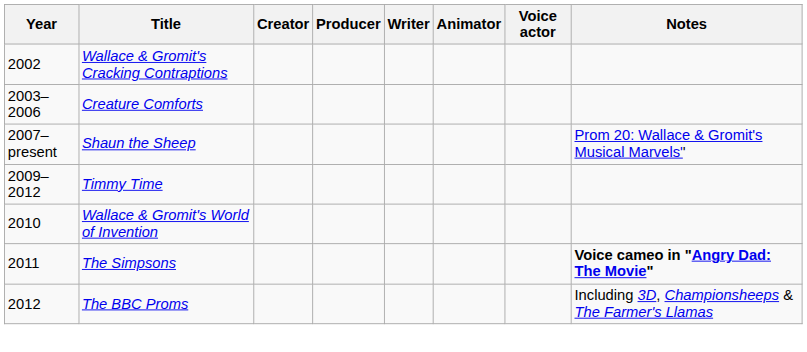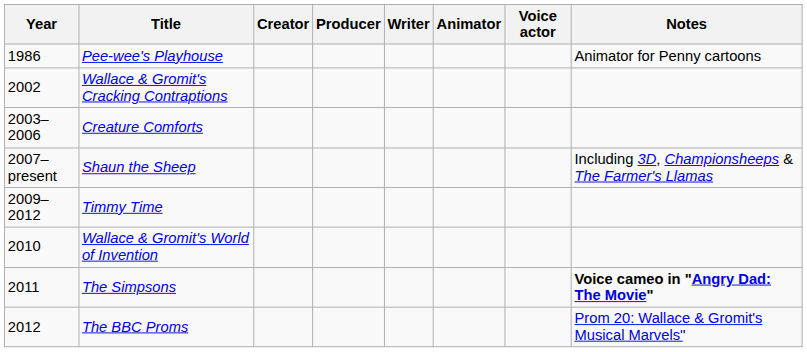+ row: (152, 56)
(668, 144) Prom 20: Wallace & Gromit's Musical Marvels'' -> (684, 167) Including 3D, Championsheeps & The Farmer's Llamas
(684, 303) Including 3D, Championsheeps & The Farmer's Llamas -> (668, 327) Prom 20: Wallace & Gromit's Musical Marvels''
